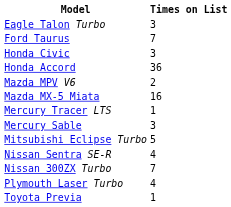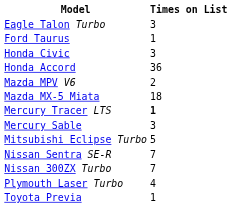(153, 39) 7 -> (153, 39) 1
(156, 97) 16 -> (156, 97) 18
(153, 111) normal -> (153, 111) bold
(153, 154) 4 -> (153, 154) 7
